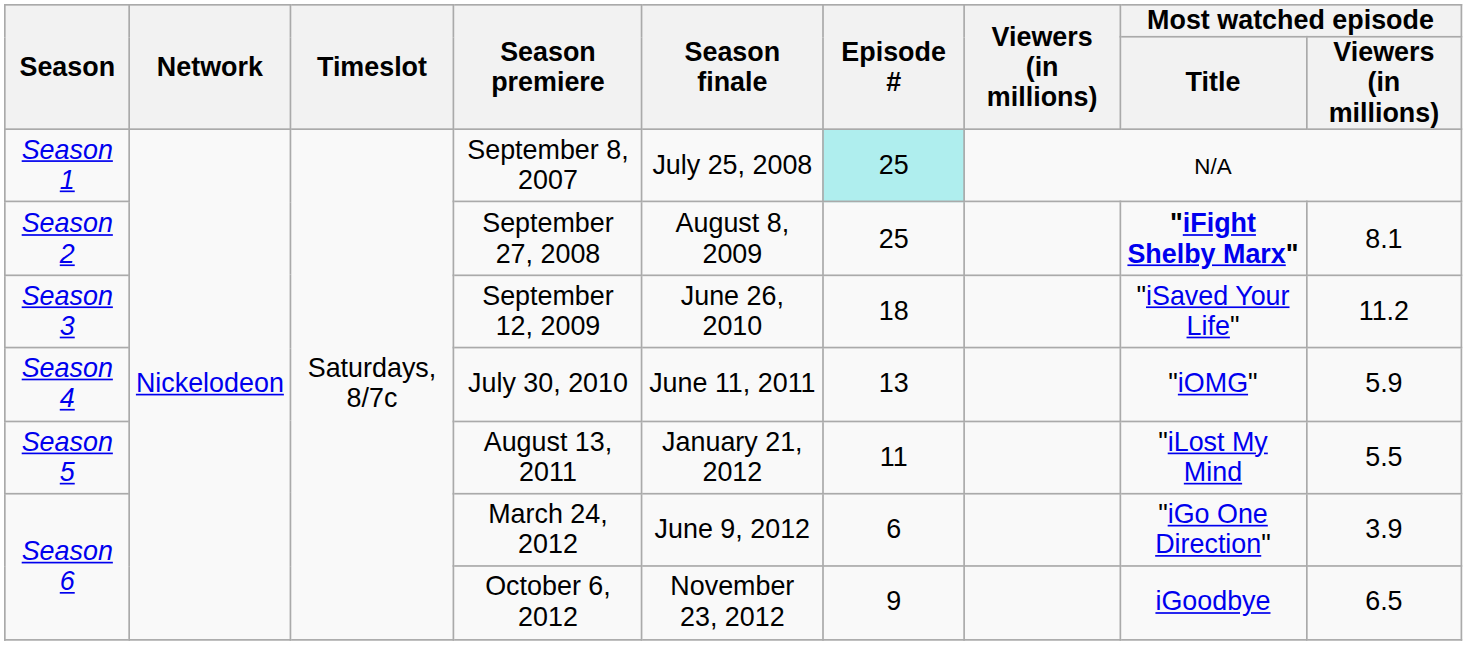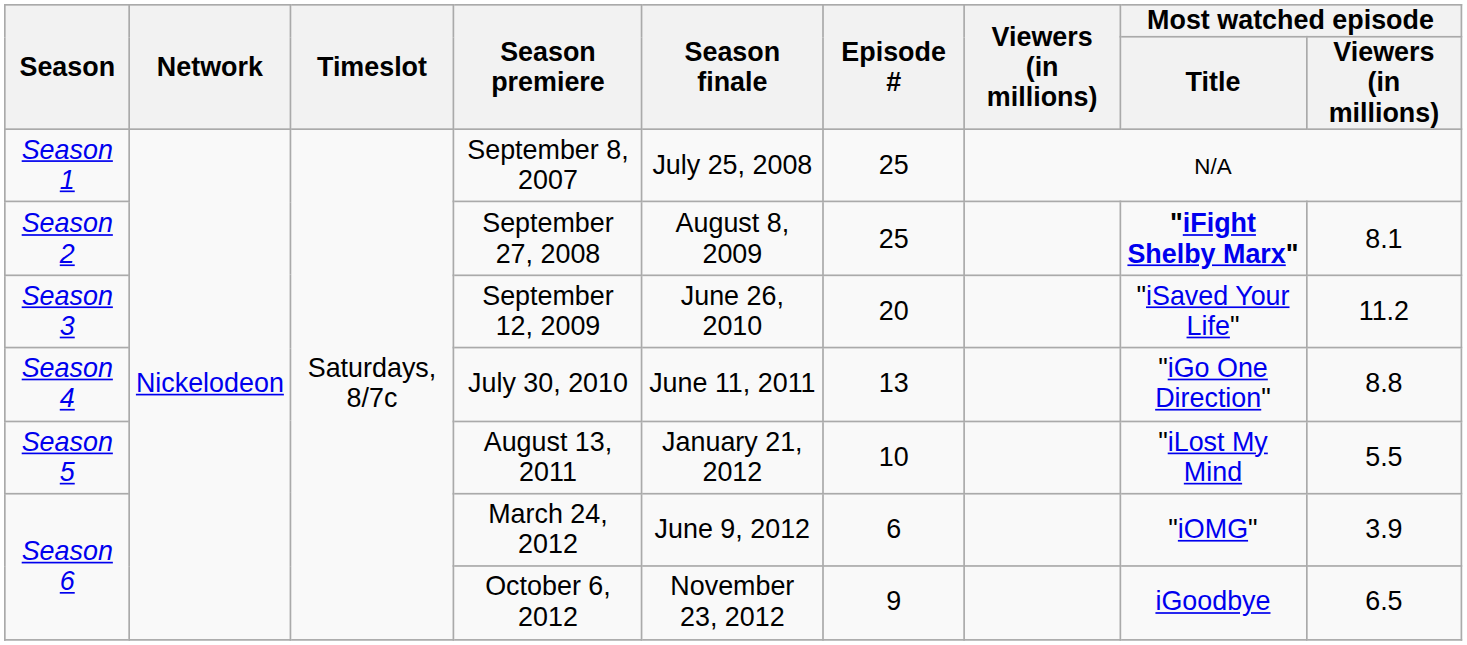(894, 165) paleturquoise background -> (894, 165) no background
(894, 310) 18 -> (894, 310) 20
(1213, 383) "iOMG" -> (1213, 383) "iGo One Direction"
(1384, 383) 5.9 -> (1384, 383) 8.8
(894, 456) 11 -> (894, 456) 10
(1213, 529) "iGo One Direction" -> (1213, 529) "iOMG"
